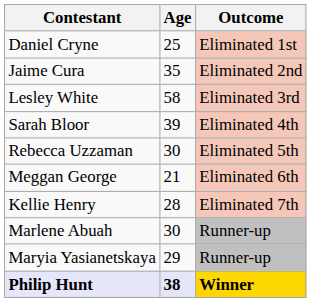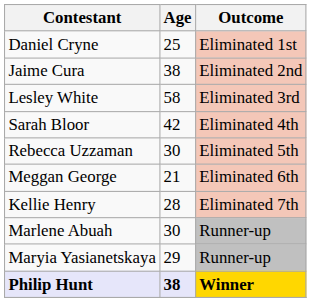(172, 71) 35 -> (172, 71) 38
(172, 124) 39 -> (172, 124) 42
